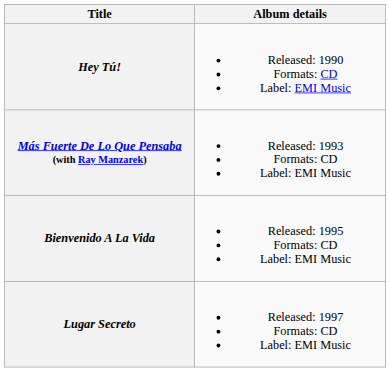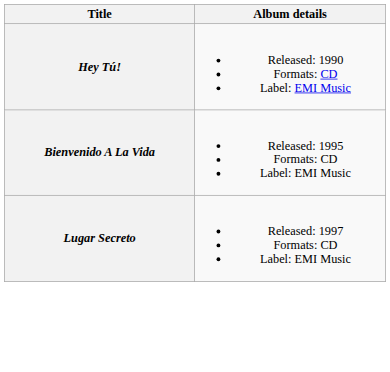- row: (100, 152)
